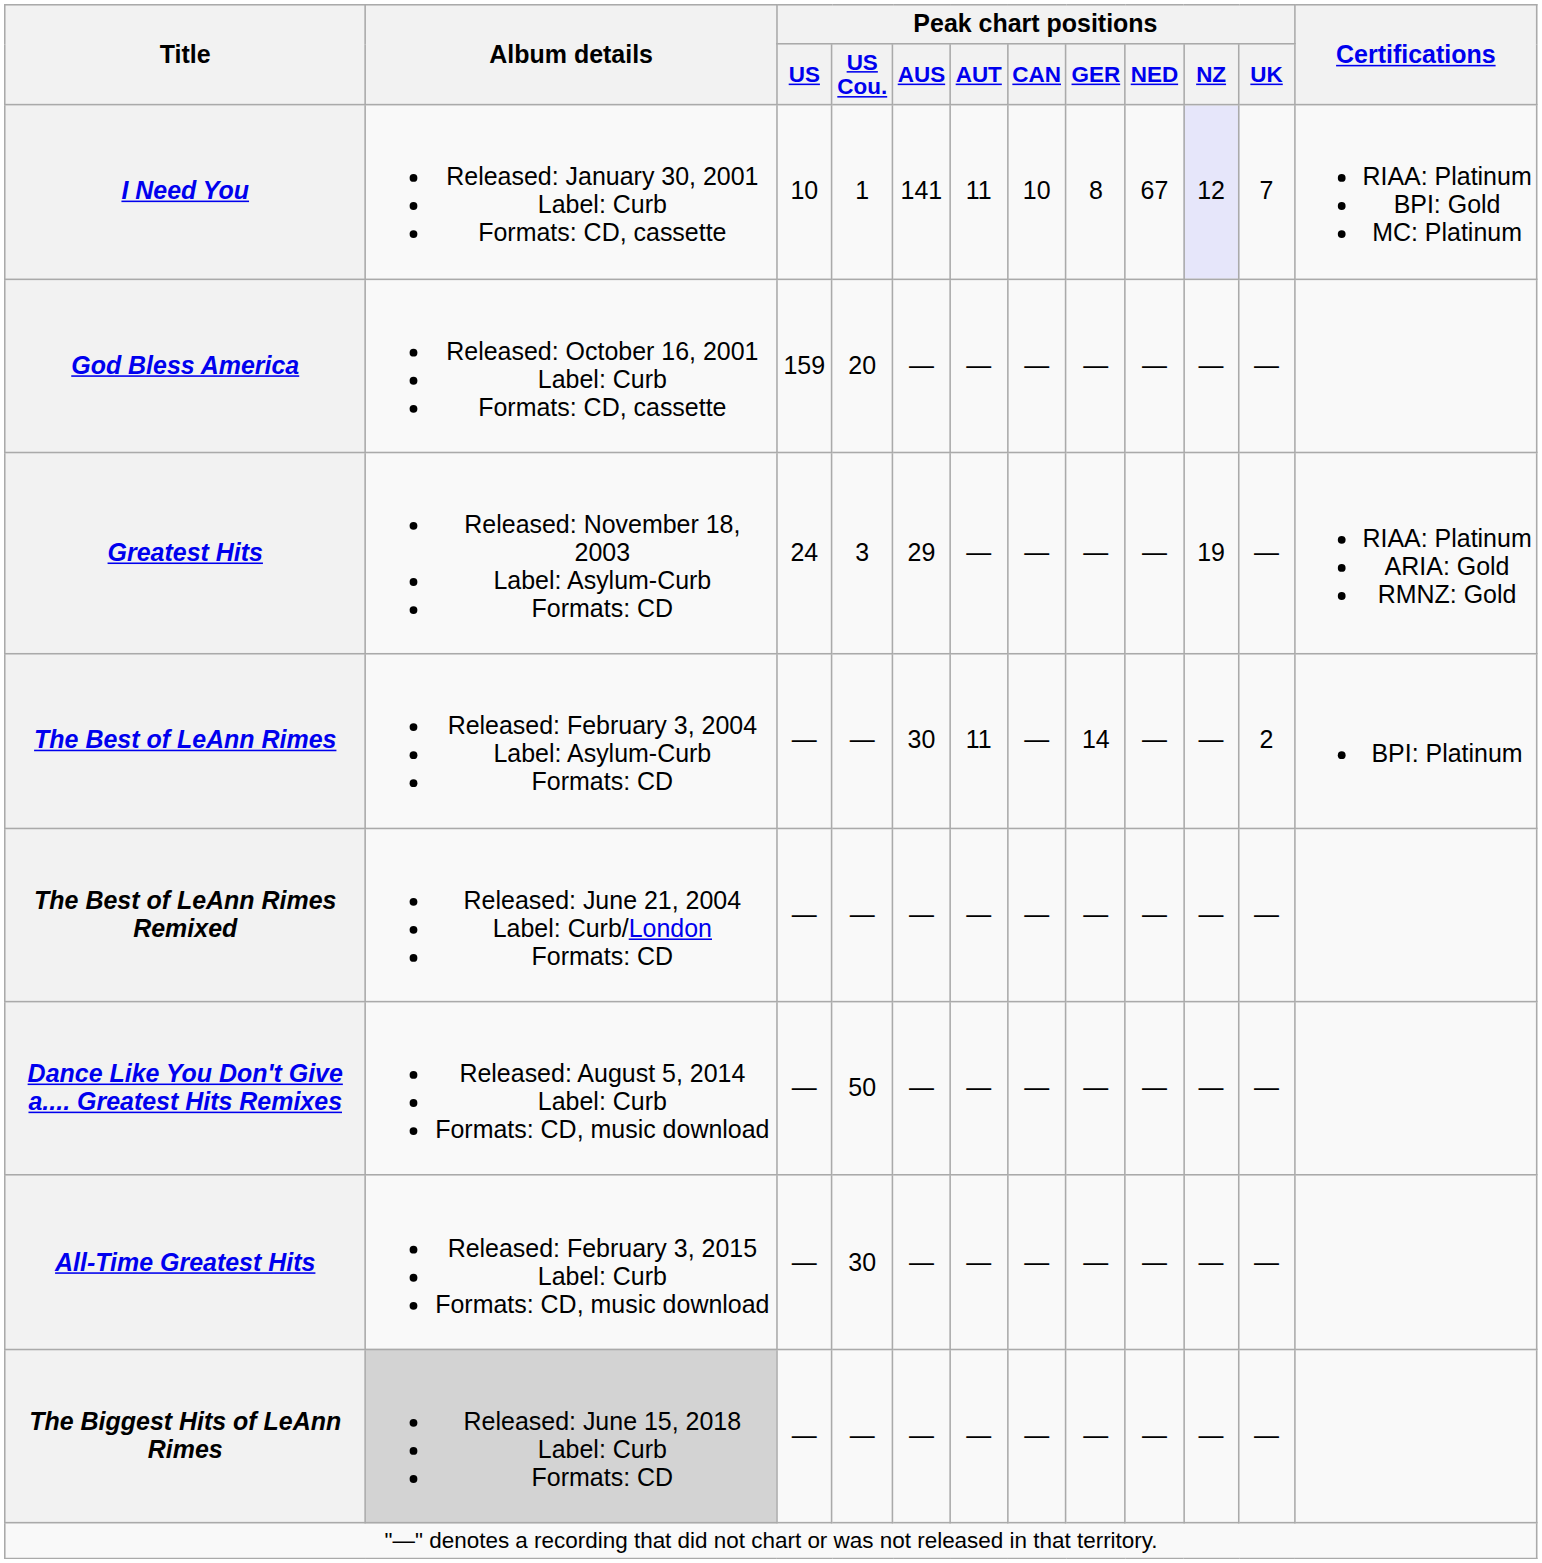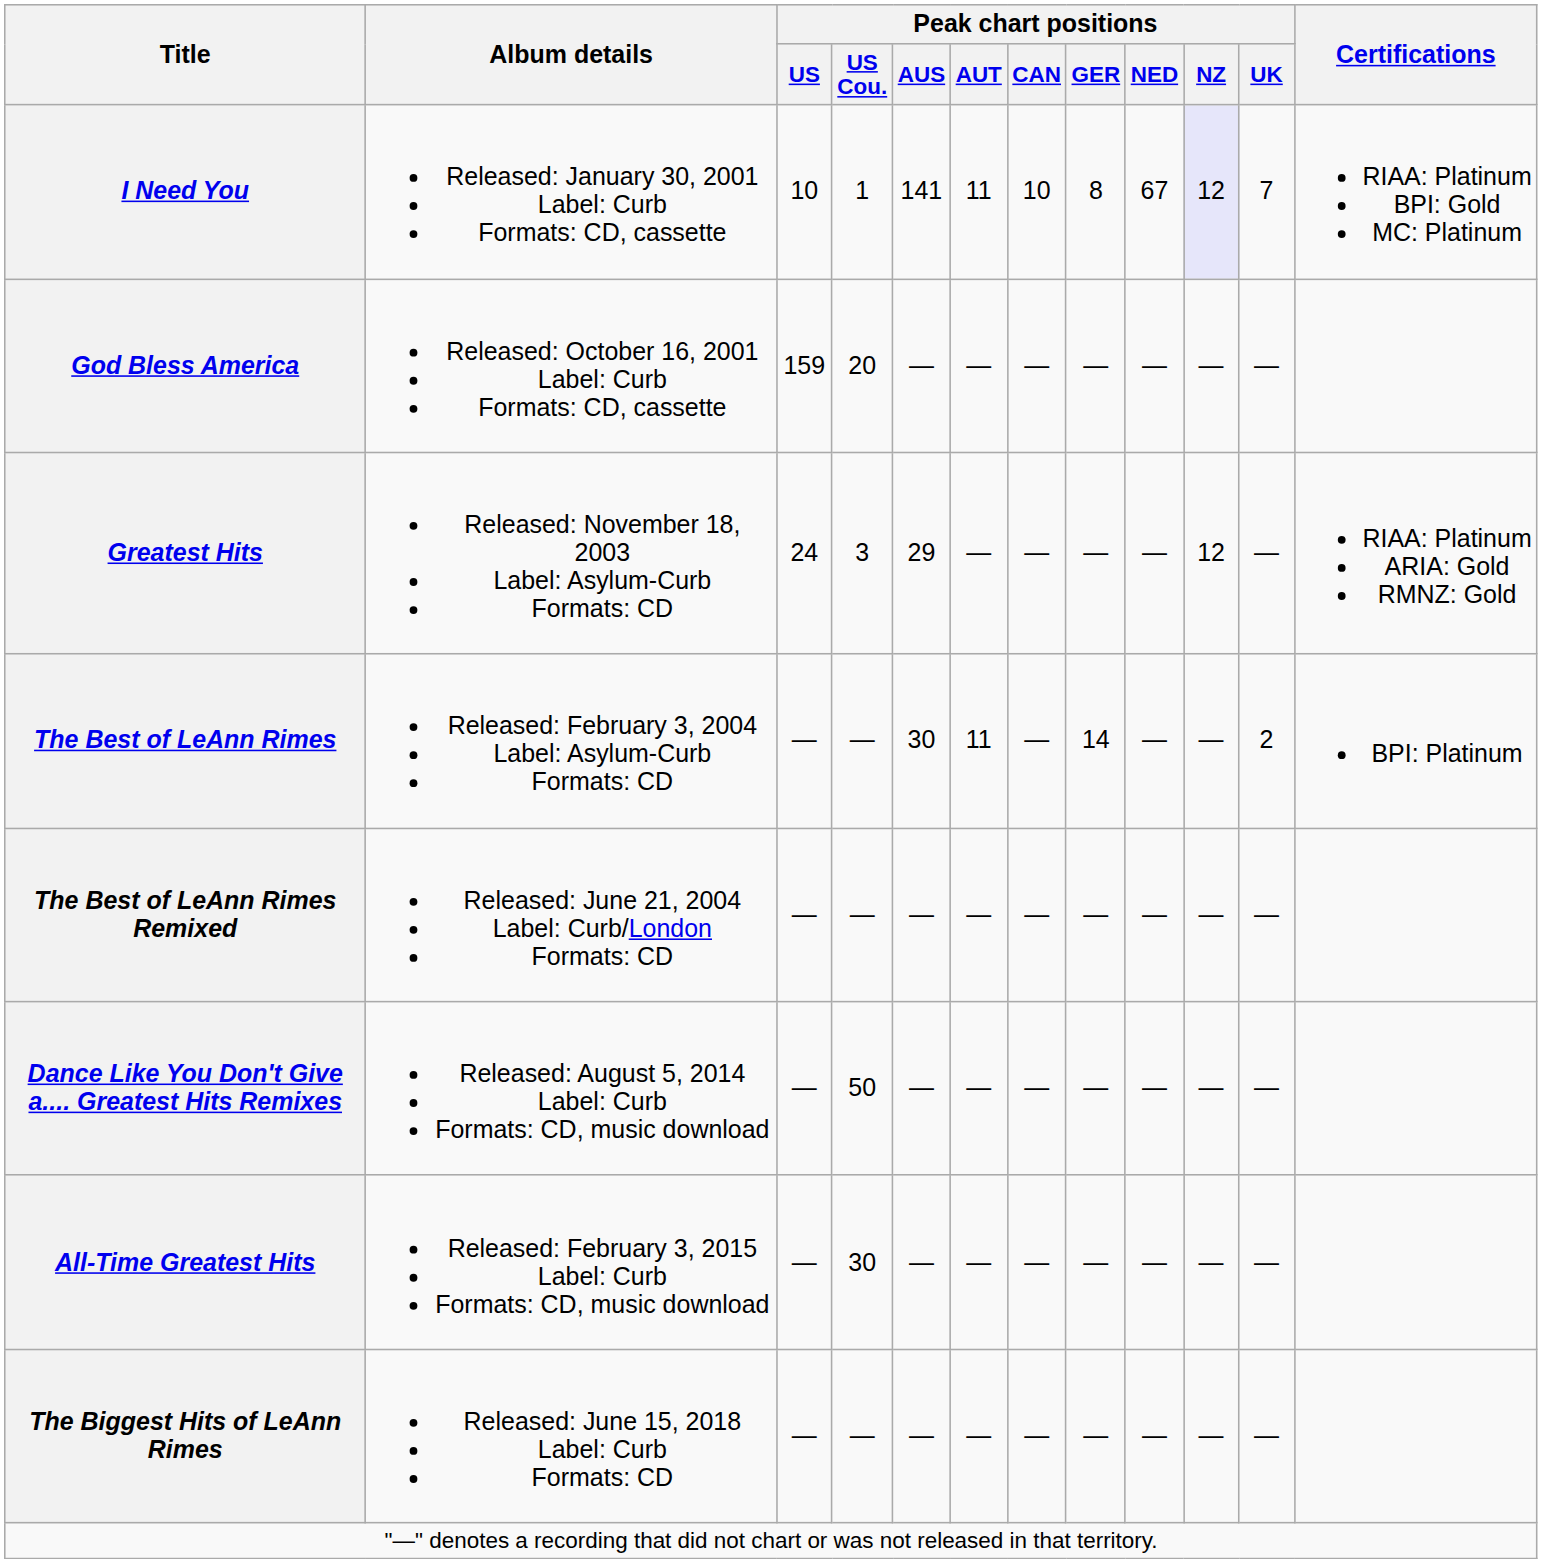(1211, 552) 19 -> (1211, 552) 12
(571, 1450) lightgrey background -> (571, 1450) no background
